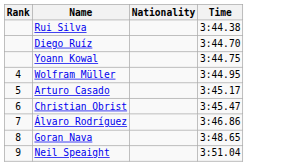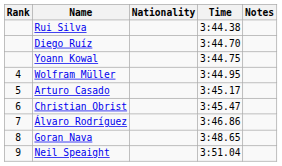+ column: (260, 12)
